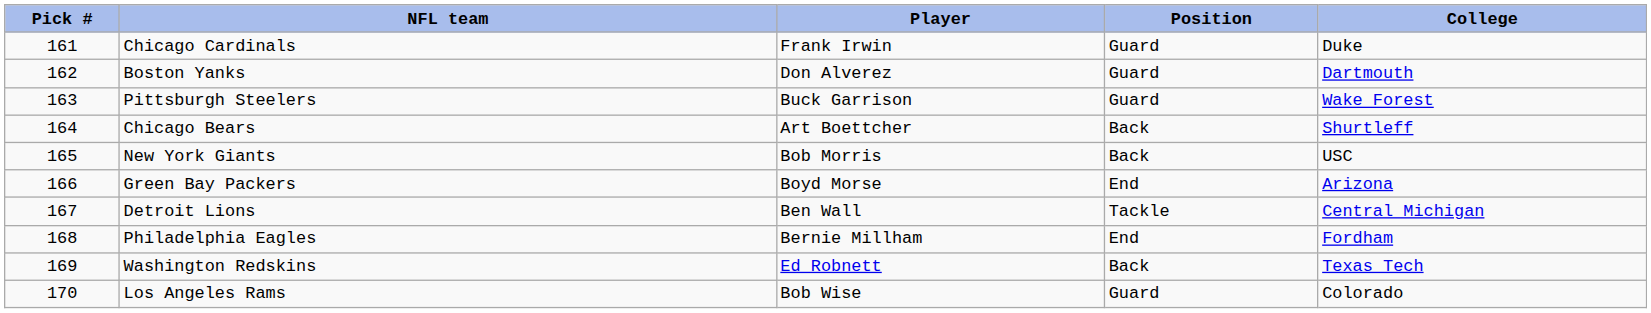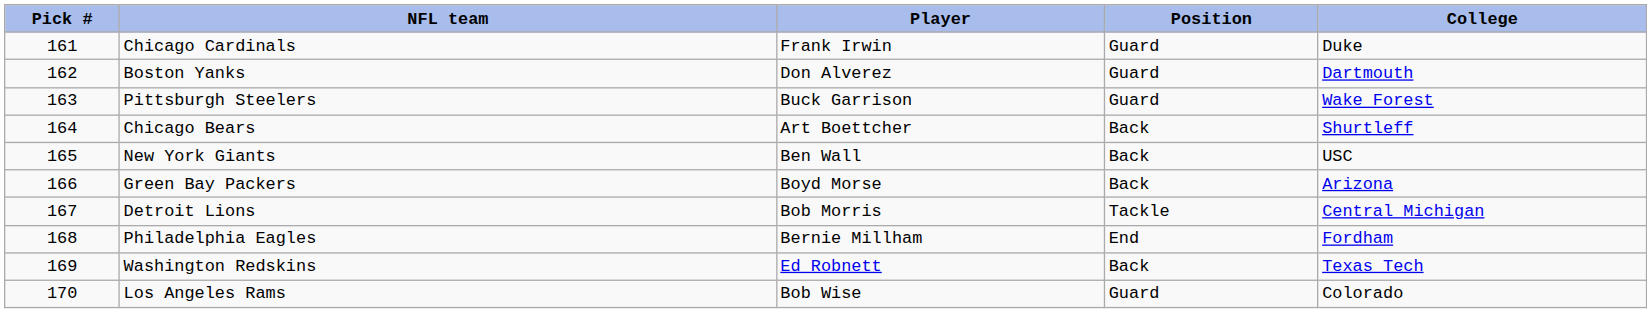(831, 156) Bob Morris -> (821, 156) Ben Wall
(1124, 184) End -> (1129, 184) Back
(821, 211) Ben Wall -> (831, 211) Bob Morris
